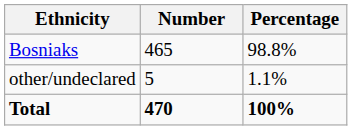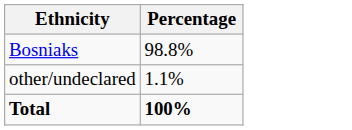- column: (192, 19)
